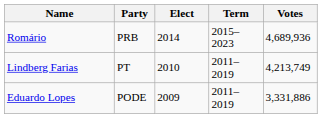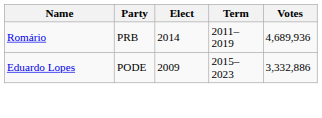(225, 37) 2015–2023 -> (225, 37) 2011–2019
- row: (42, 67)
(225, 98) 2011–2019 -> (225, 67) 2015–2023
(288, 98) 3,331,886 -> (288, 67) 3,332,886
